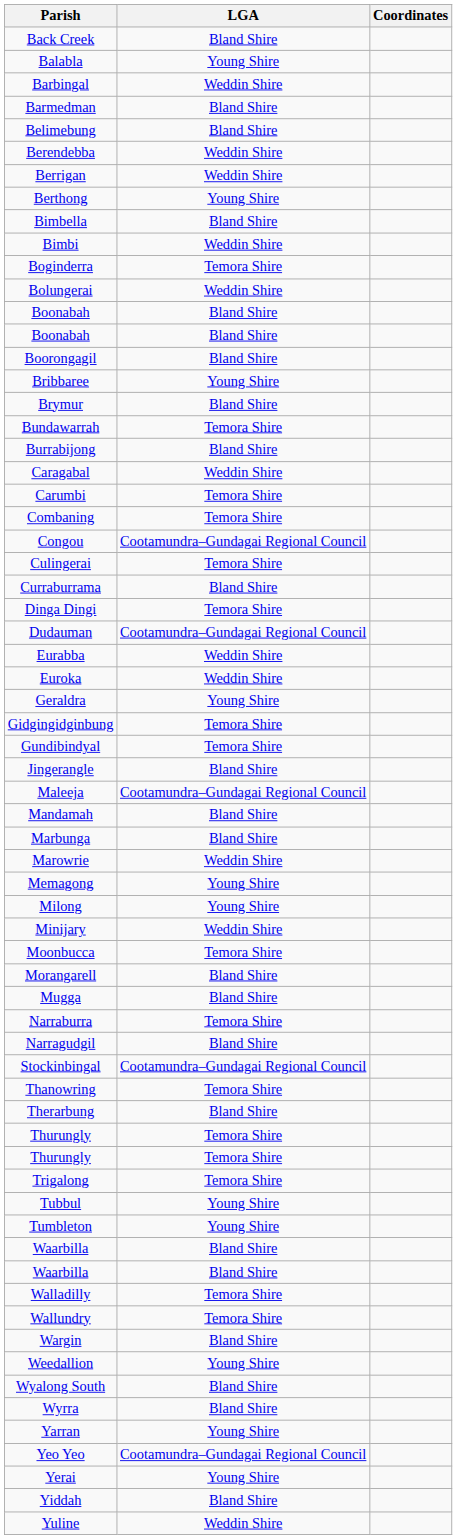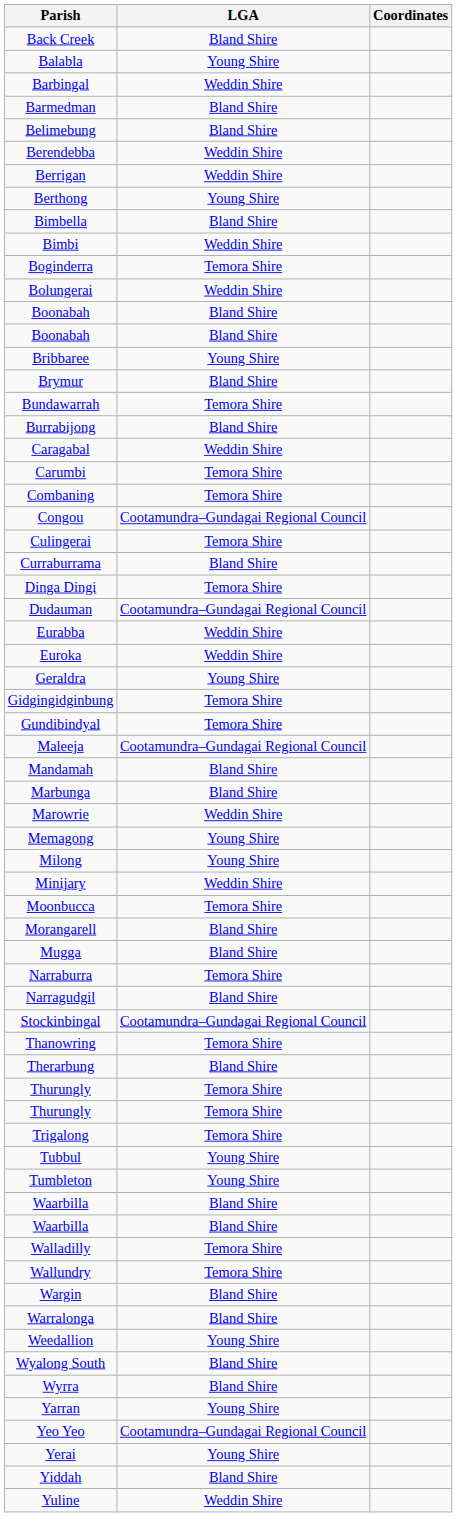- row: (61, 358)
- row: (61, 769)
+ row: (61, 1317)
